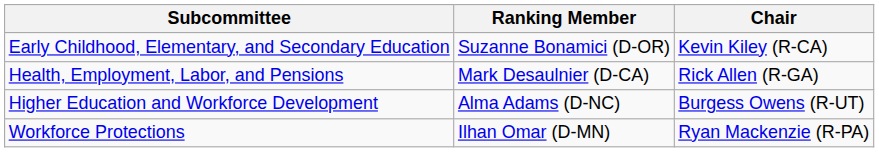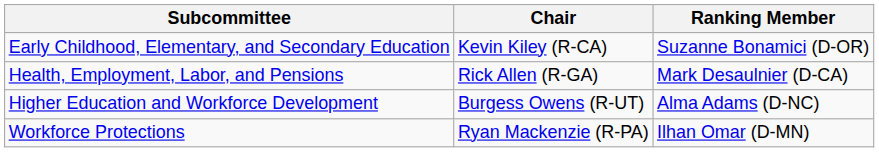columns swapped: (774, 18) <-> (564, 18)
